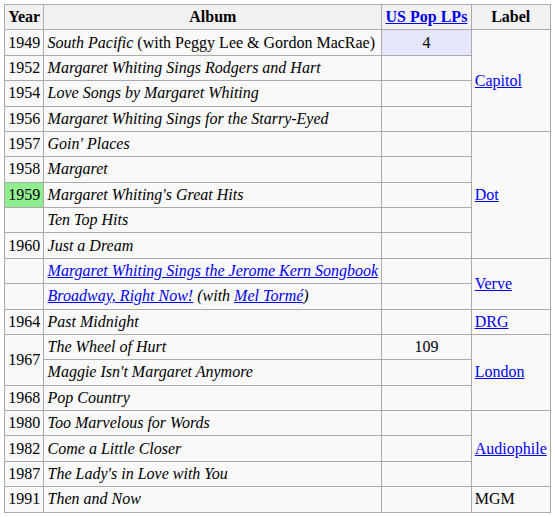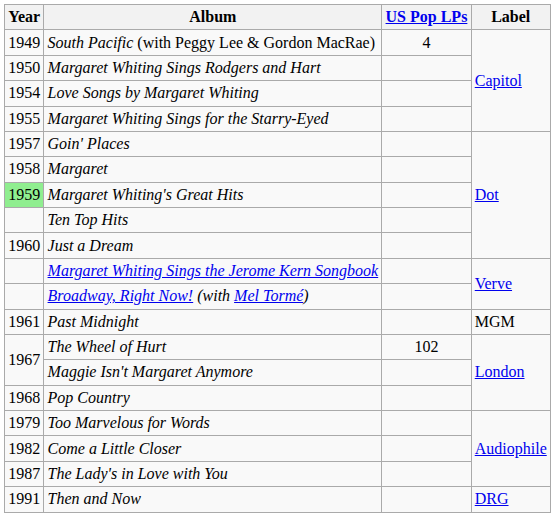(426, 42) lavender background -> (426, 42) no background
(24, 67) 1952 -> (24, 67) 1950
(24, 118) 1956 -> (24, 118) 1955
(24, 321) 1964 -> (24, 321) 1961
(492, 321) DRG -> (495, 321) MGM
(426, 347) 109 -> (426, 347) 102
(24, 423) 1980 -> (24, 423) 1979
(495, 499) MGM -> (492, 499) DRG
